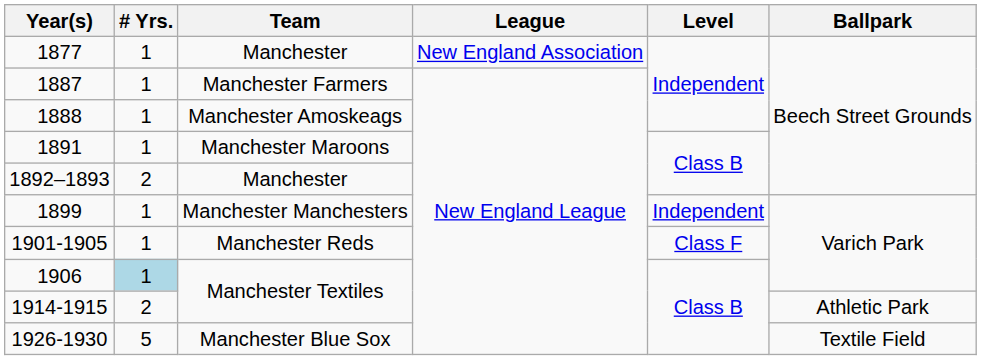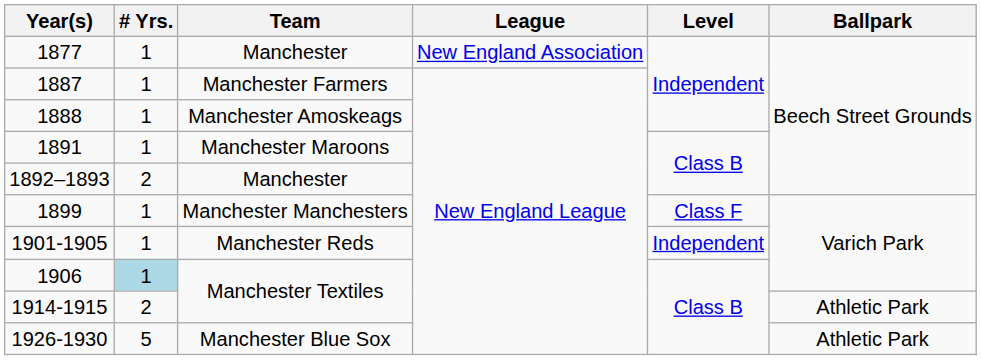(708, 211) Independent -> (708, 211) Class F
(708, 243) Class F -> (708, 243) Independent
(873, 338) Textile Field -> (873, 338) Athletic Park
